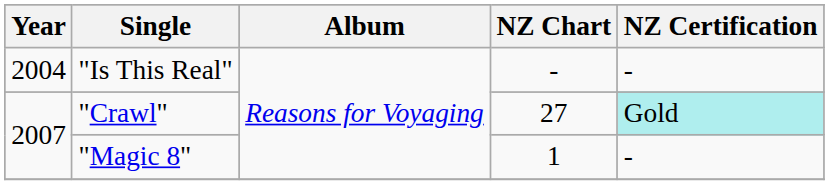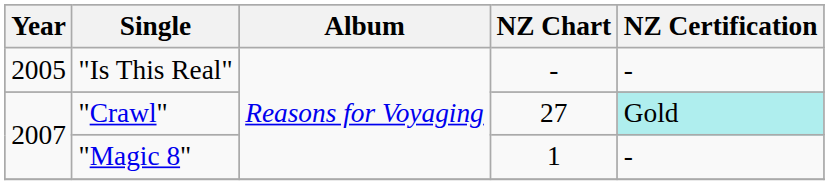(39, 69) 2004 -> (39, 69) 2005
